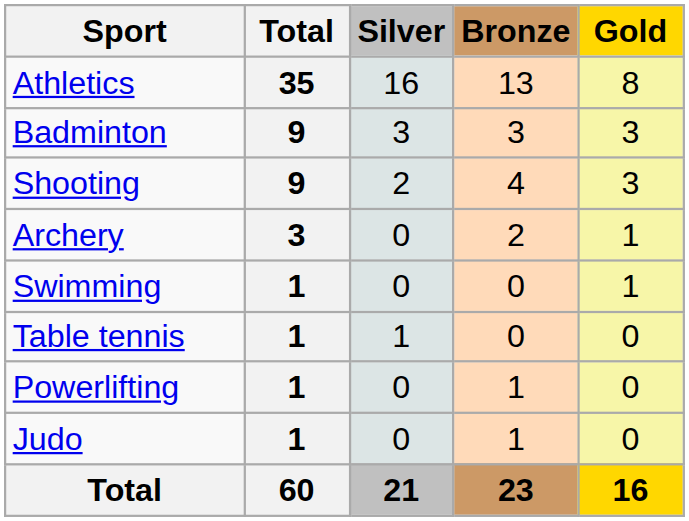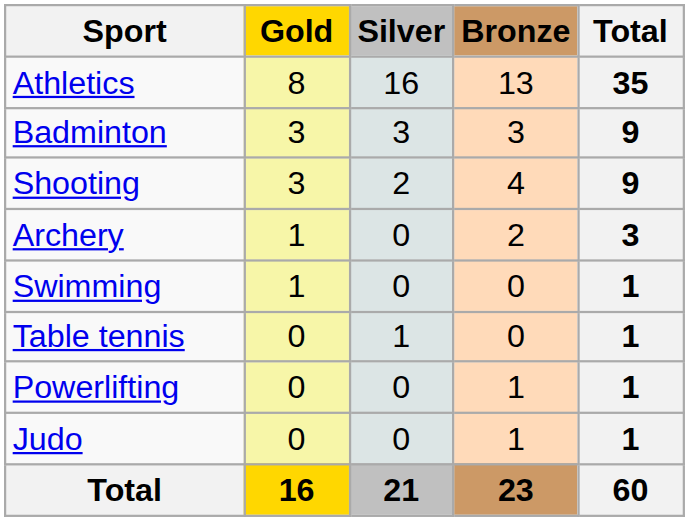columns swapped: (630, 31) <-> (297, 31)
